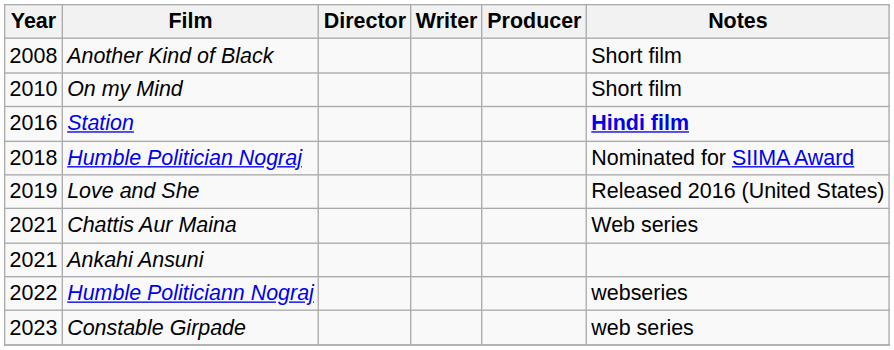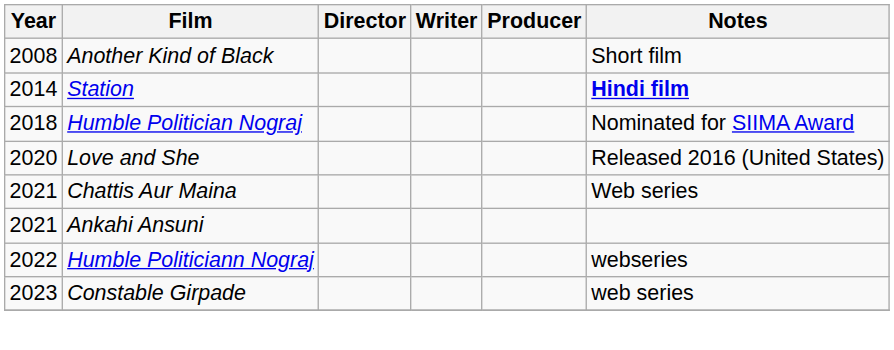- row: (125, 89)
(33, 123) 2016 -> (33, 89) 2014
(33, 191) 2019 -> (33, 157) 2020
